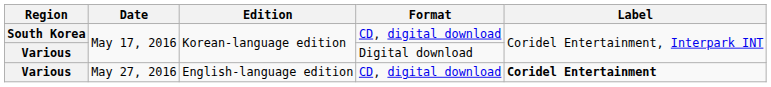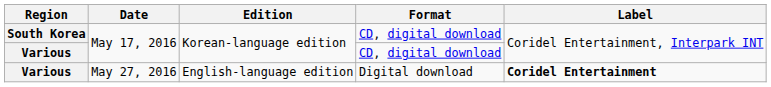(416, 53) Digital download -> (430, 53) CD, digital download
(430, 72) CD, digital download -> (416, 72) Digital download
